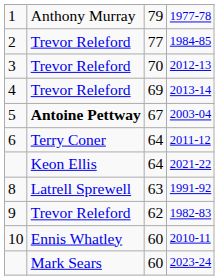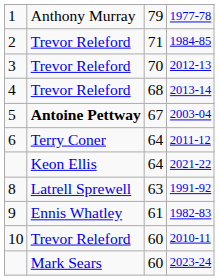(156, 41) 77 -> (156, 41) 71
(156, 90) 69 -> (156, 90) 68
(81, 213) Trevor Releford -> (76, 213) Ennis Whatley
(156, 213) 62 -> (156, 213) 61
(76, 238) Ennis Whatley -> (81, 238) Trevor Releford
